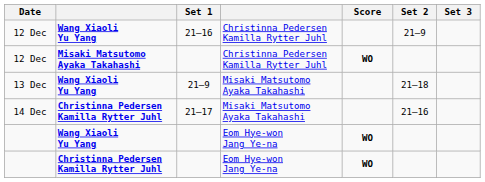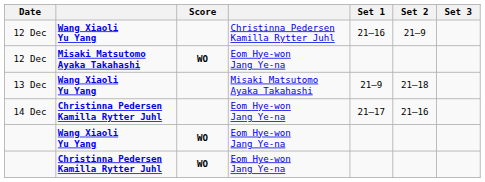columns swapped: (367, 12) <-> (199, 12)
(275, 59) Christinna Pedersen Kamilla Rytter Juhl -> (261, 59) Eom Hye-won Jang Ye-na
(267, 111) Misaki Matsutomo Ayaka Takahashi -> (261, 111) Eom Hye-won Jang Ye-na
